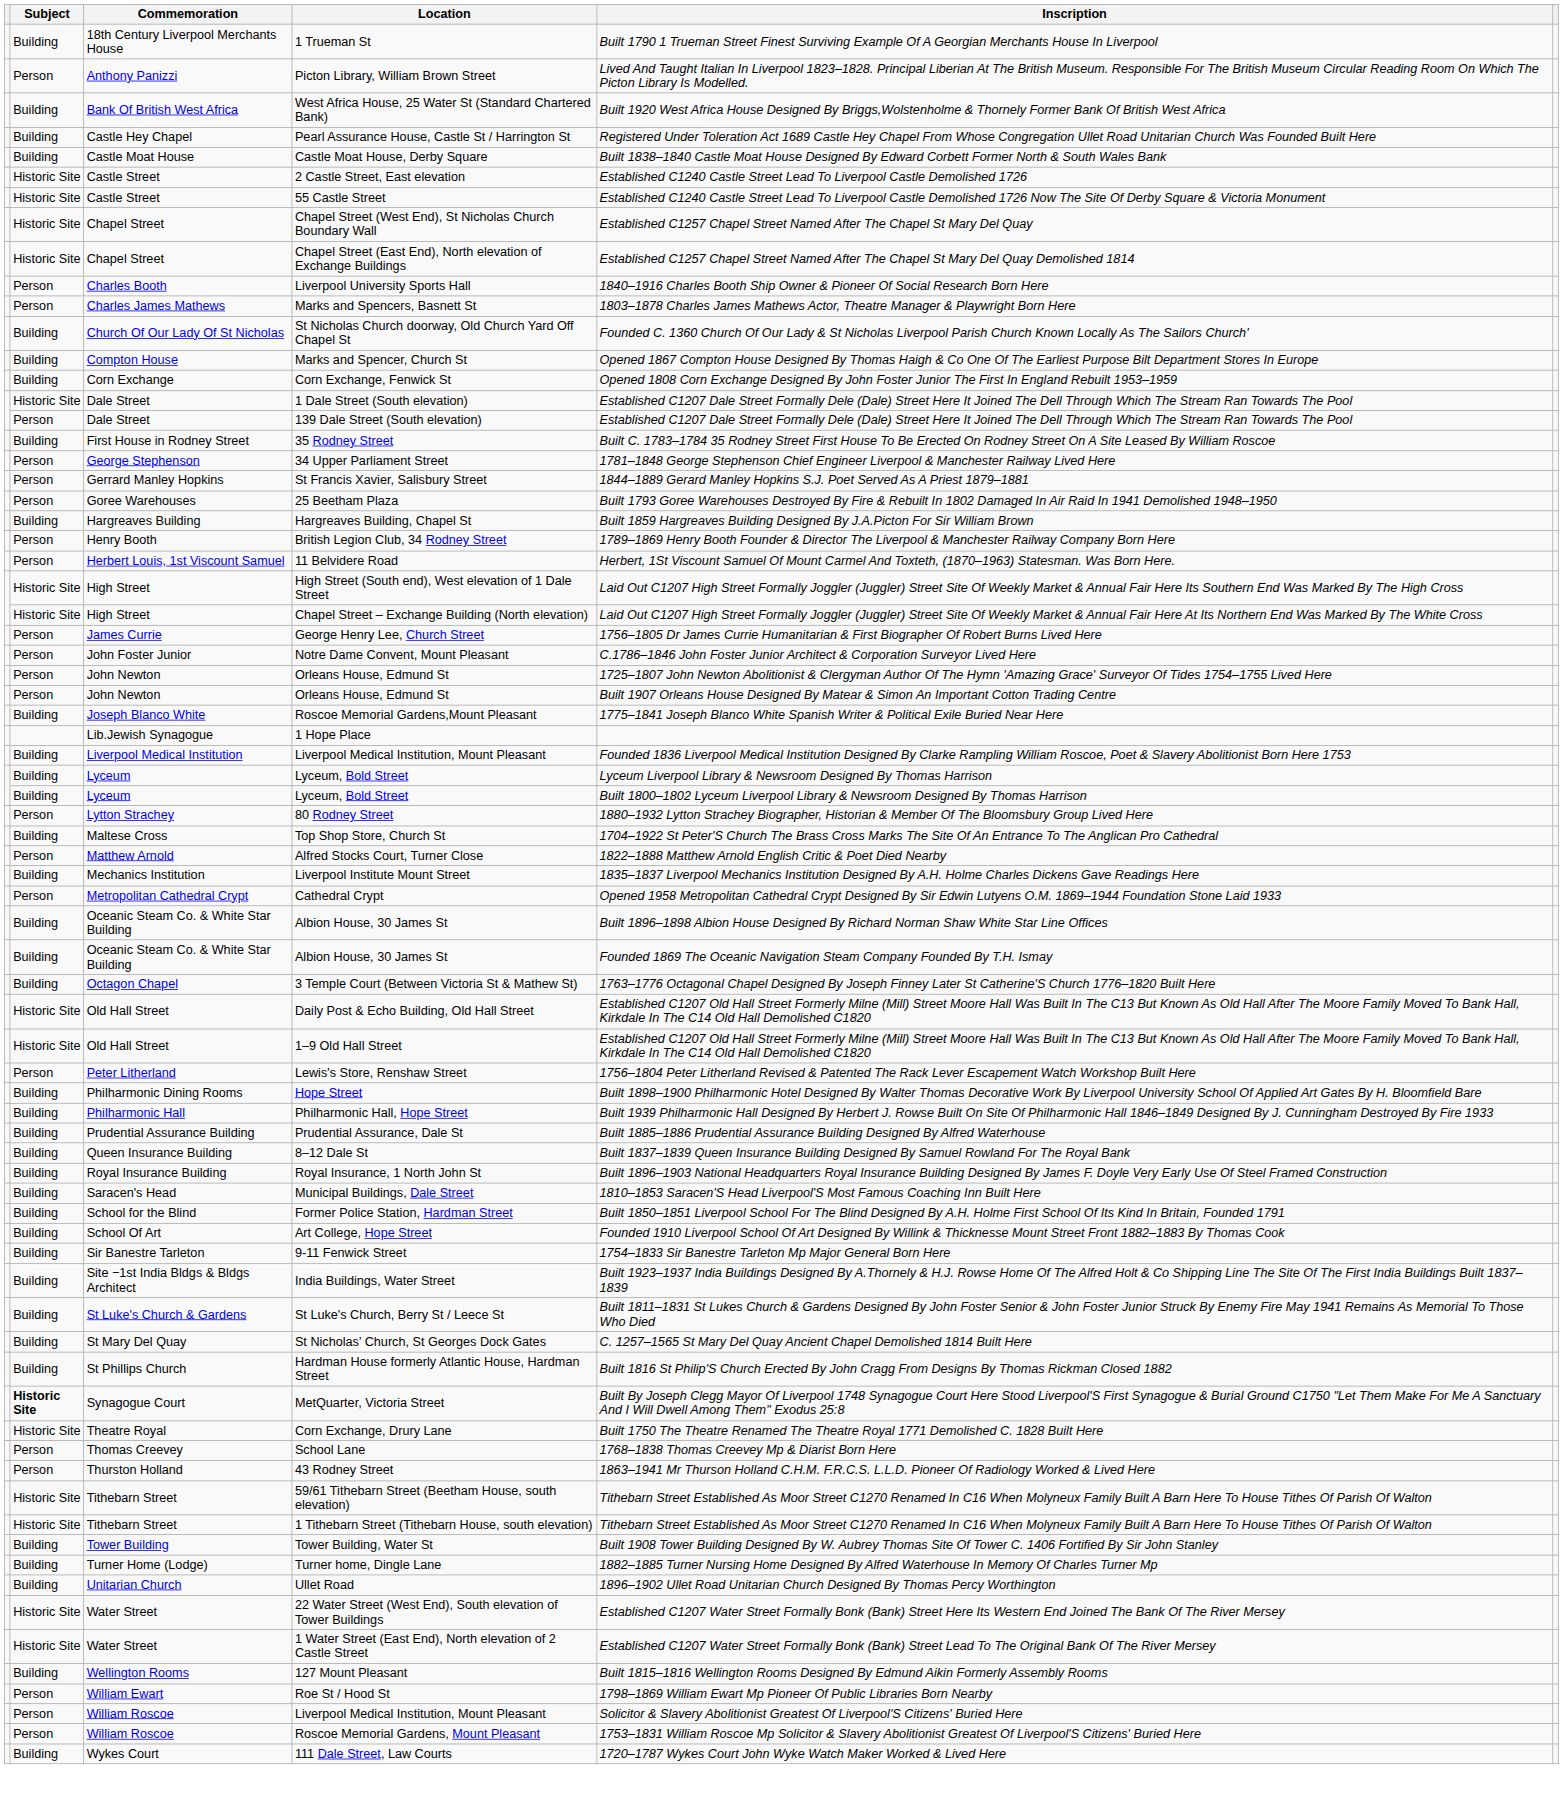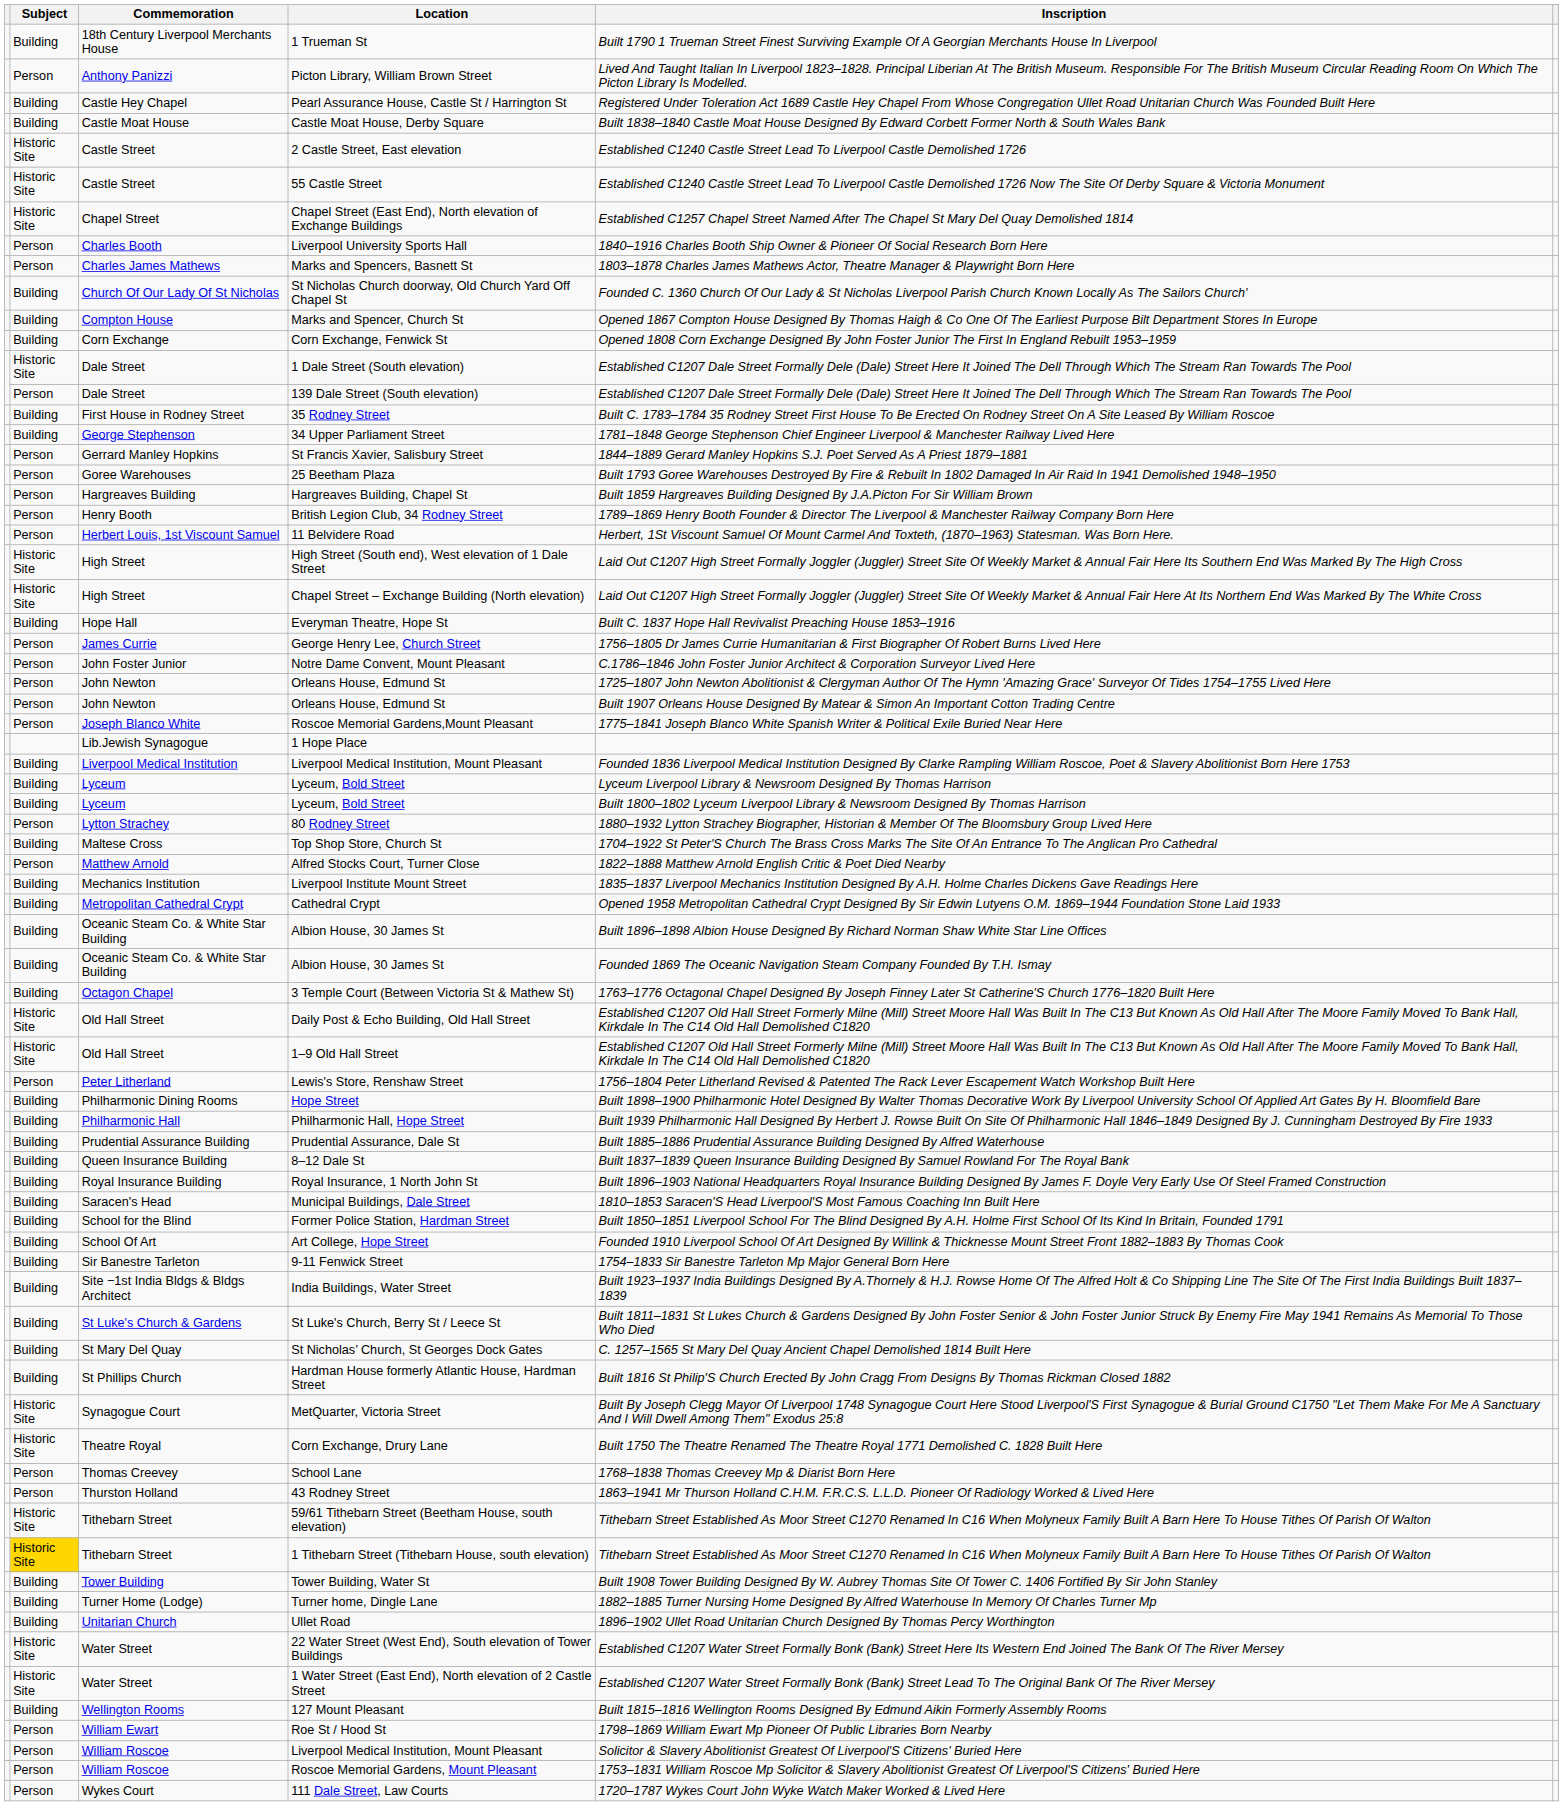- row: (162, 110)
- row: (125, 224)
(33, 460) Person -> (36, 434) Building
(36, 520) Building -> (33, 494) Person
+ row: (109, 623)
(36, 715) Building -> (33, 723) Person
(33, 895) Person -> (36, 904) Building
(37, 1403) bold -> (34, 1411) normal
(47, 1525) no background -> (34, 1554) gold background
(36, 1753) Building -> (33, 1790) Person
